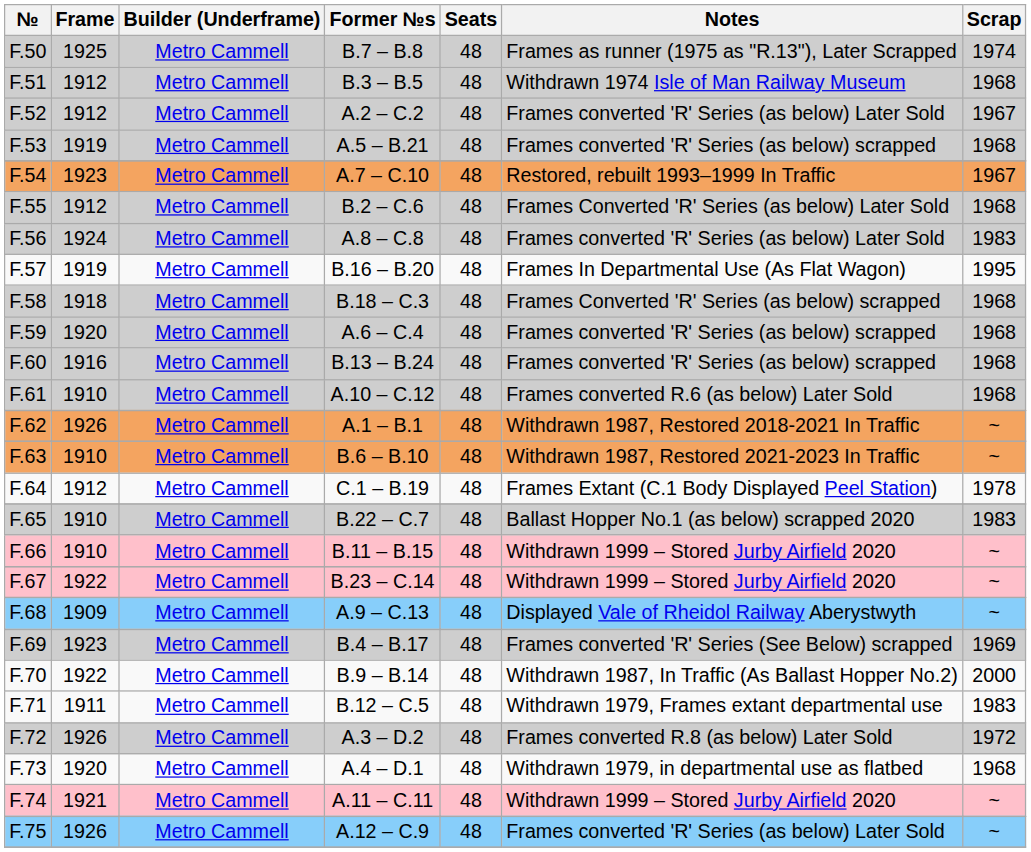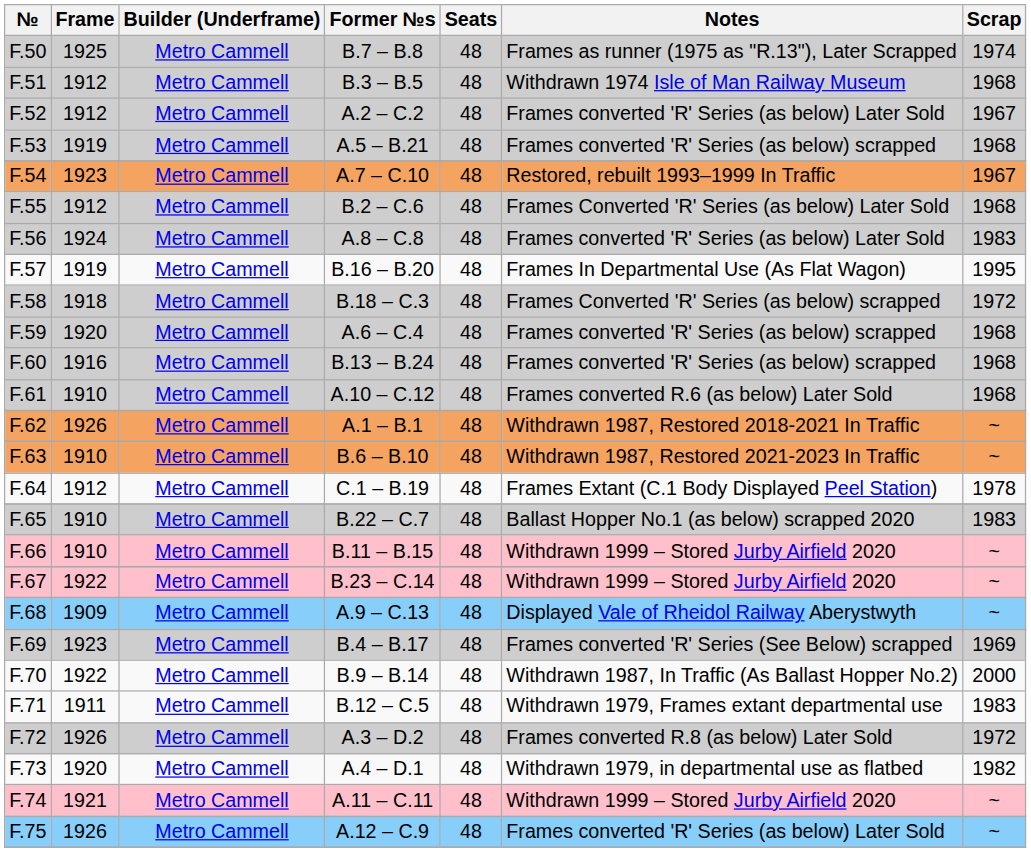(994, 301) 1968 -> (994, 301) 1972
(994, 769) 1968 -> (994, 769) 1982
